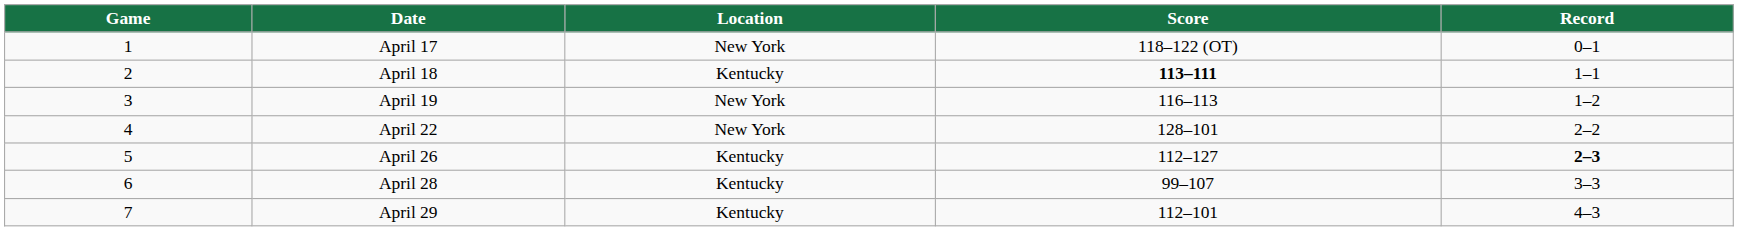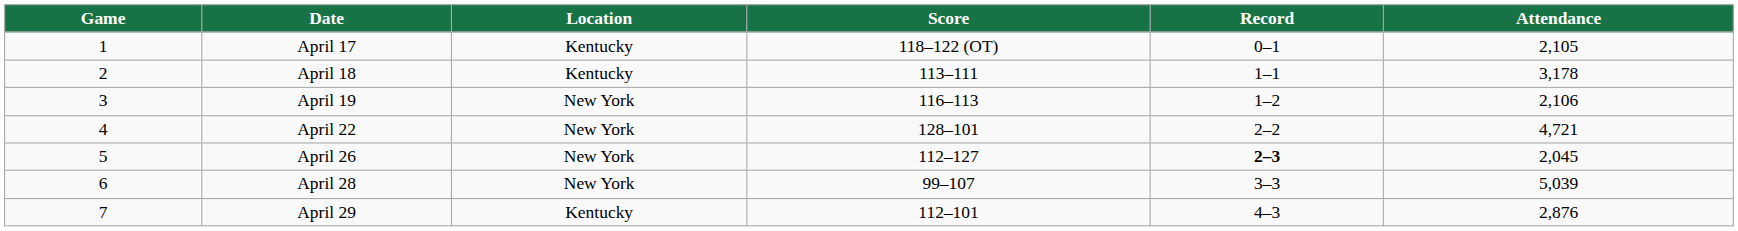+ column: (1559, 18)
(750, 45) New York -> (599, 45) Kentucky
(1188, 73) bold -> (949, 73) normal
(750, 156) Kentucky -> (599, 156) New York
(750, 184) Kentucky -> (599, 184) New York
